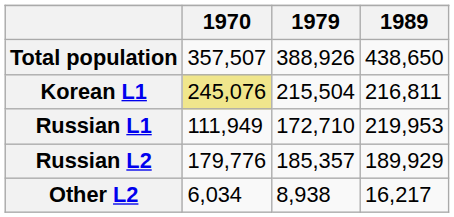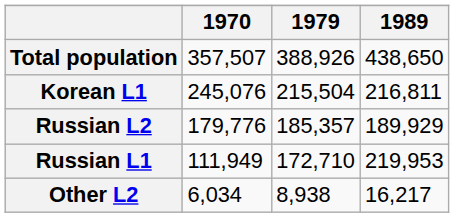(227, 91) khaki background -> (227, 91) no background
rows swapped: (94, 126) <-> (94, 160)
